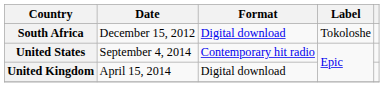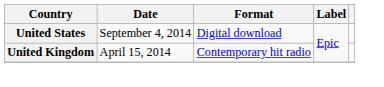- row: (51, 33)
(258, 52) Contemporary hit radio -> (239, 33) Digital download
(243, 71) Digital download -> (254, 52) Contemporary hit radio
